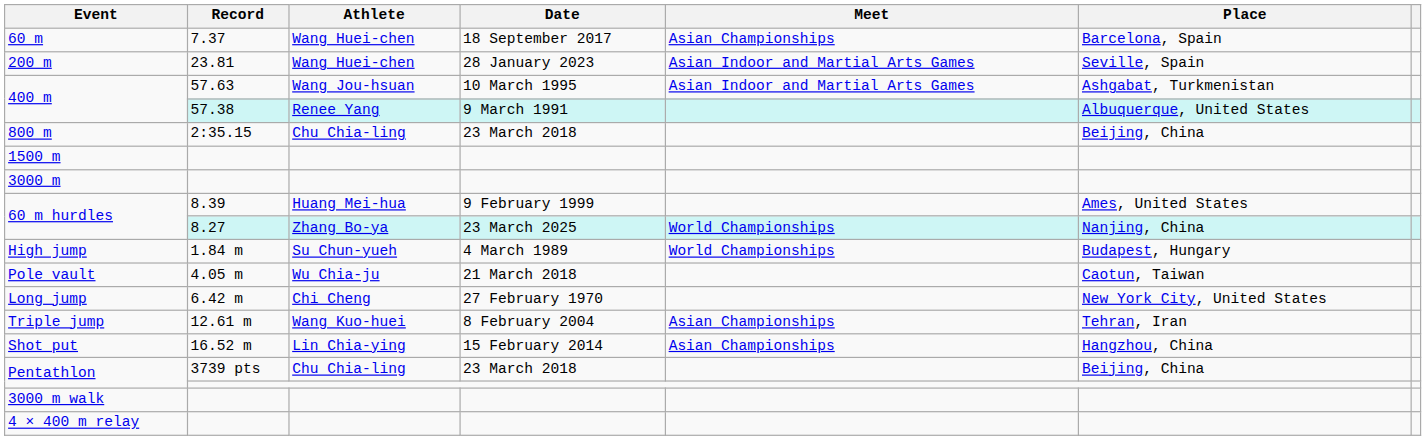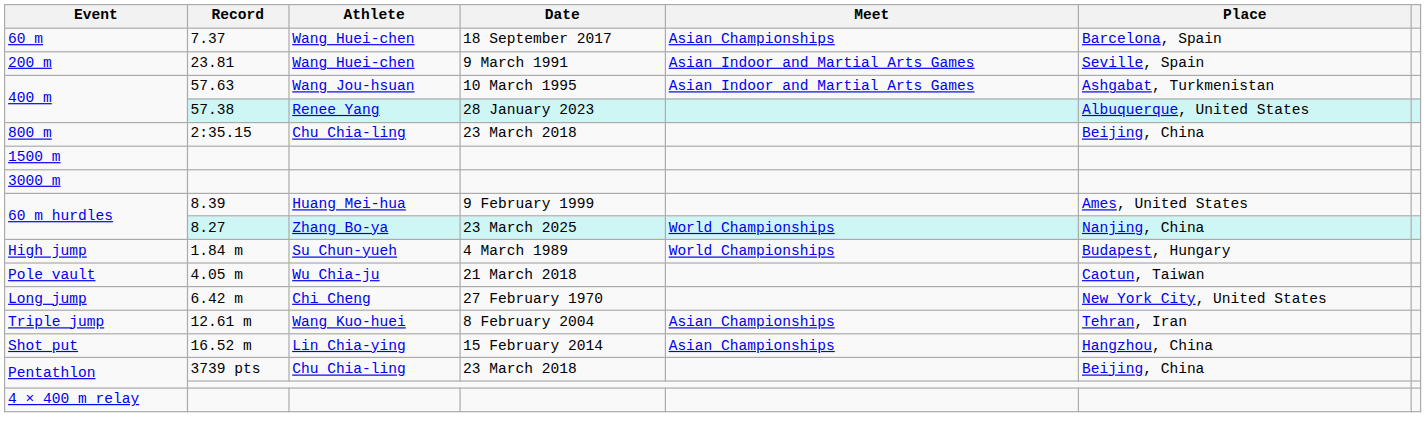(529, 64) 28 January 2023 -> (516, 64) 9 March 1991
(516, 111) 9 March 1991 -> (529, 111) 28 January 2023
- row: (56, 400)
